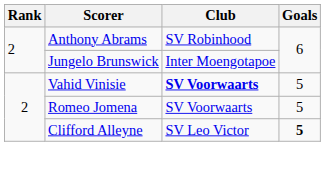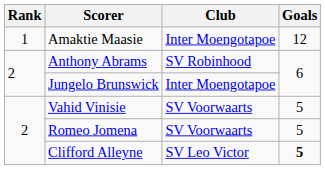+ row: (95, 38)
(212, 84) bold -> (209, 107) normal
